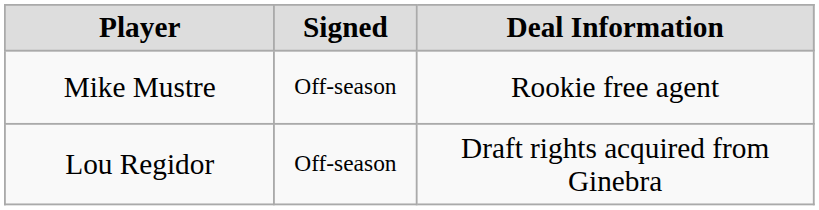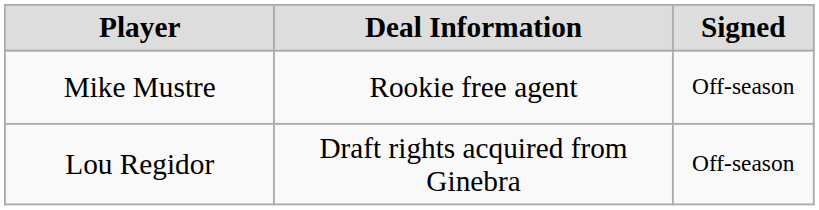columns swapped: (345, 27) <-> (615, 27)
